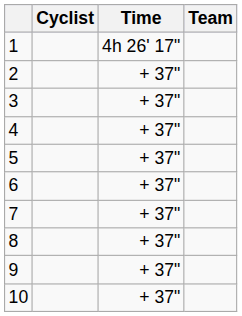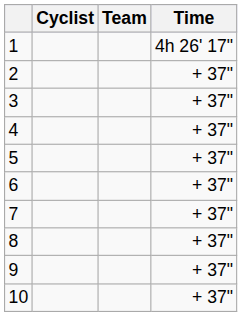columns swapped: (211, 18) <-> (141, 18)
